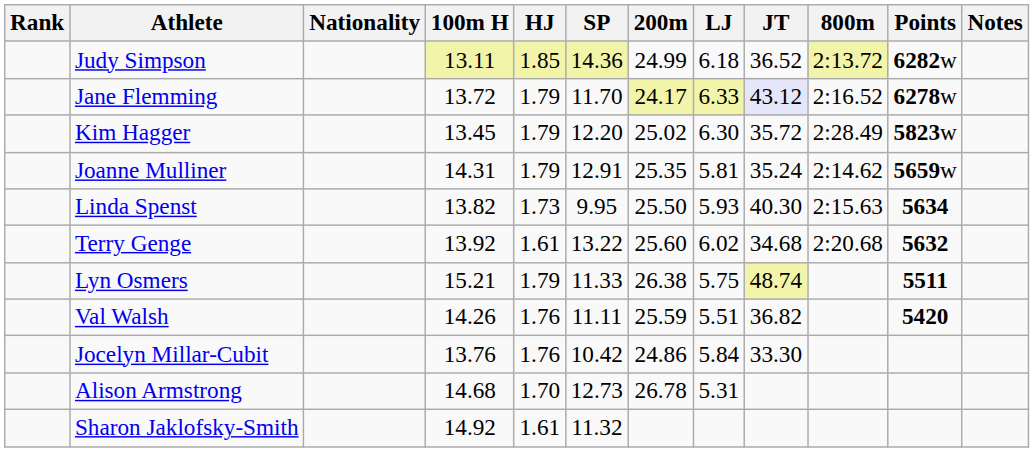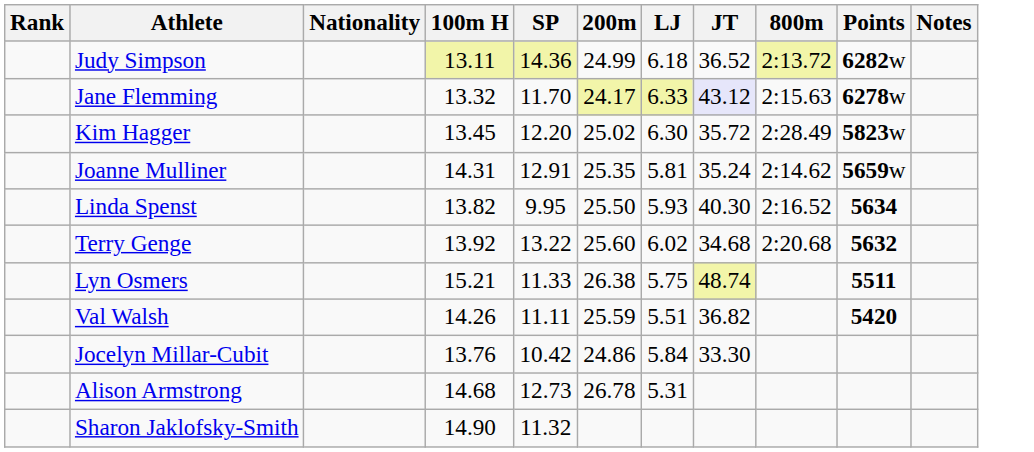- column: (540, 22)
(470, 96) 13.72 -> (470, 96) 13.32
(848, 96) 2:16.52 -> (797, 96) 2:15.63
(848, 206) 2:15.63 -> (797, 206) 2:16.52
(470, 427) 14.92 -> (470, 427) 14.90
